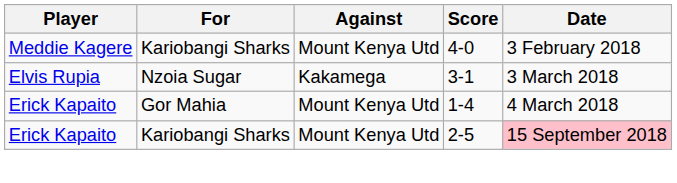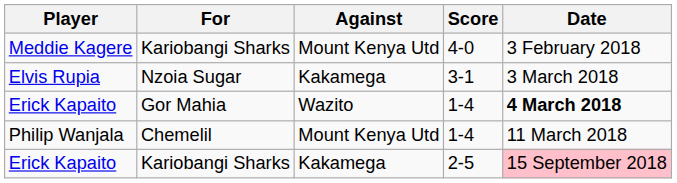(369, 105) Mount Kenya Utd -> (326, 105) Wazito
(563, 105) normal -> (564, 105) bold
+ row: (66, 134)
(369, 134) Mount Kenya Utd -> (342, 163) Kakamega
